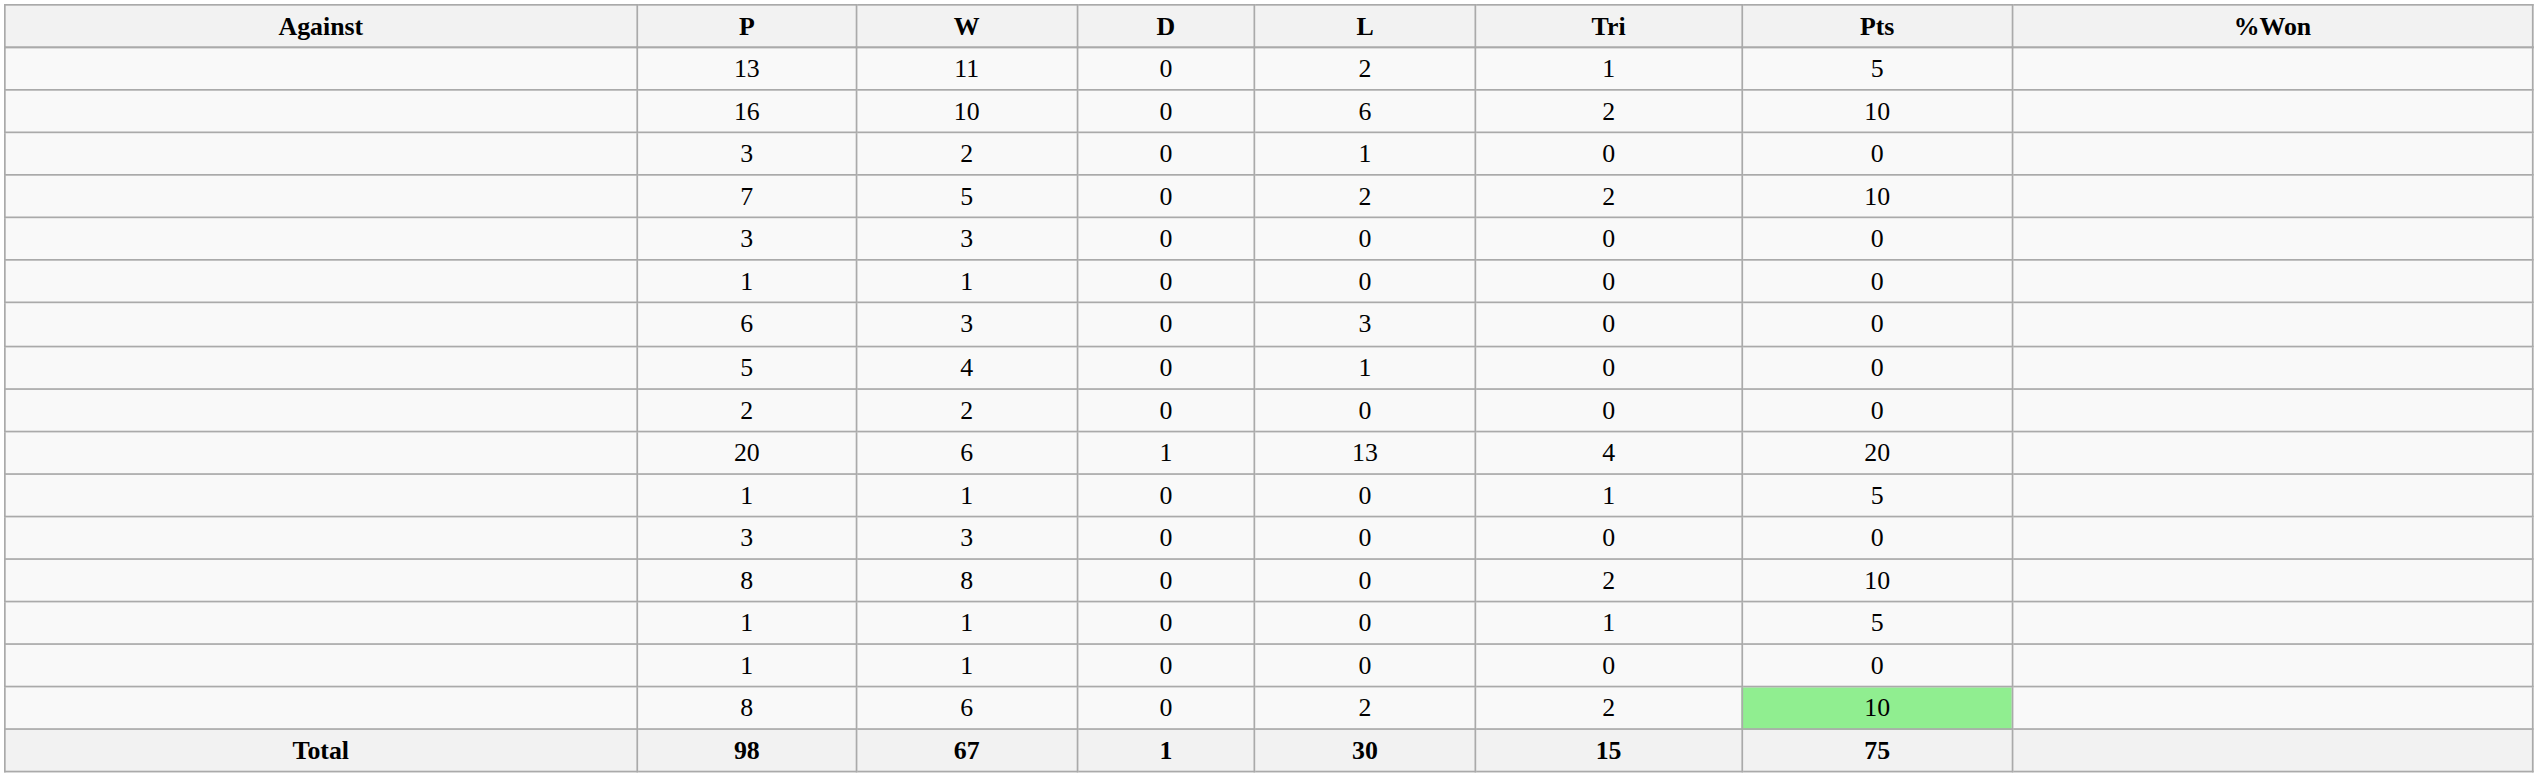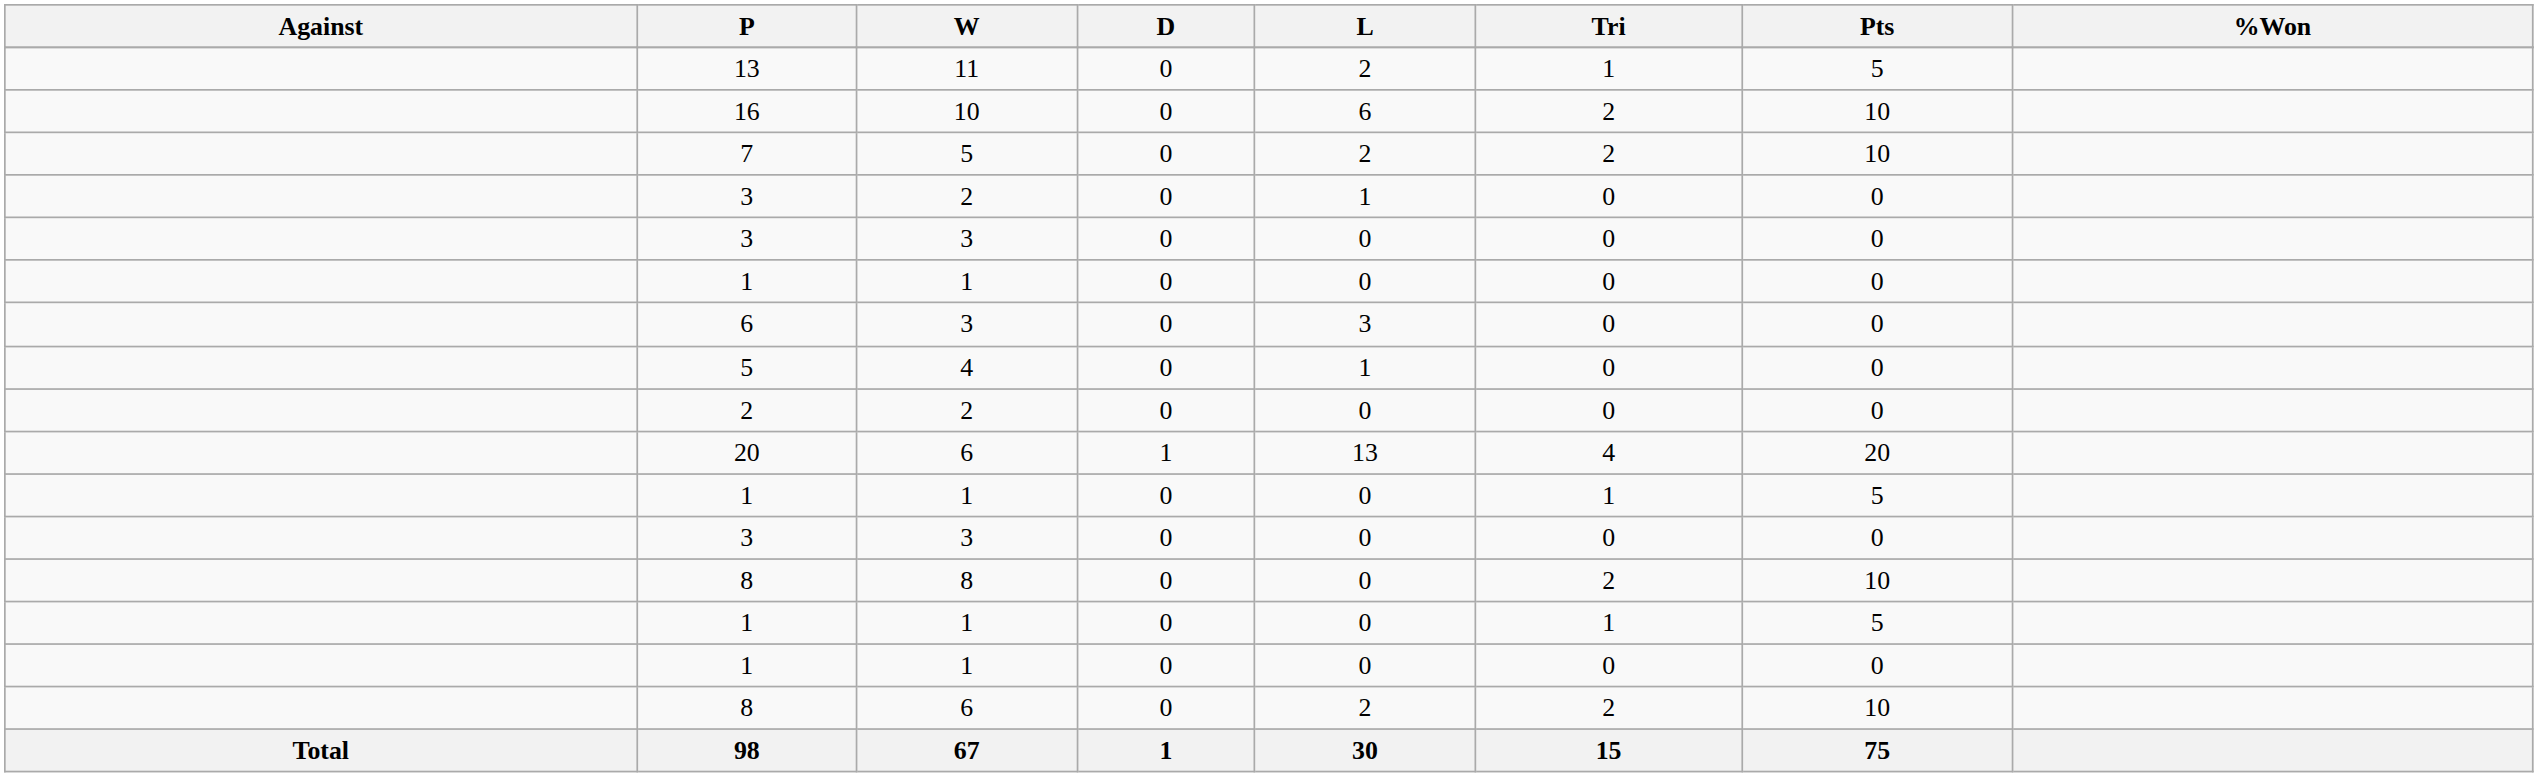rows swapped: (747, 153) <-> (747, 196)
(1877, 707) lightgreen background -> (1877, 707) no background
